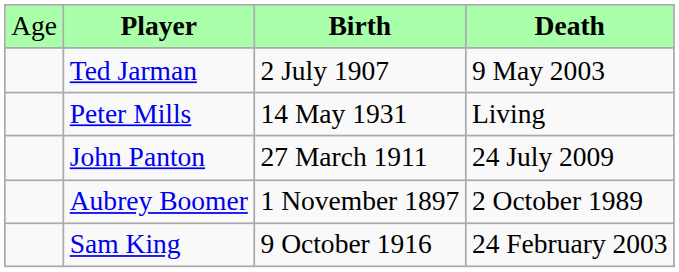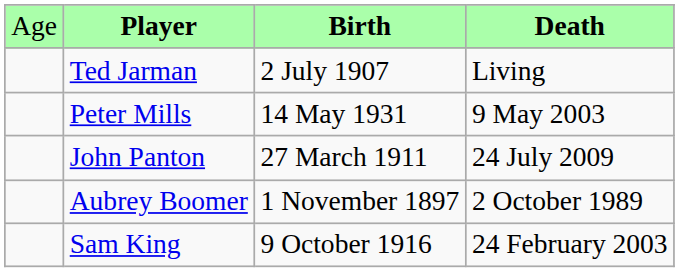(538, 69) 9 May 2003 -> (509, 69) Living
(509, 113) Living -> (538, 113) 9 May 2003
